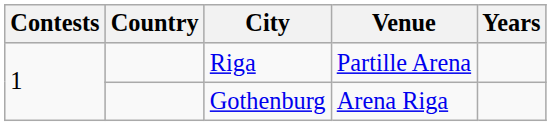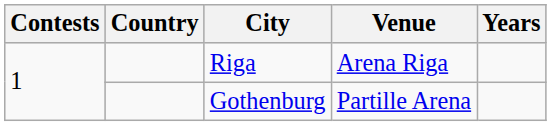(404, 62) Partille Arena -> (392, 62) Arena Riga
(392, 100) Arena Riga -> (404, 100) Partille Arena
